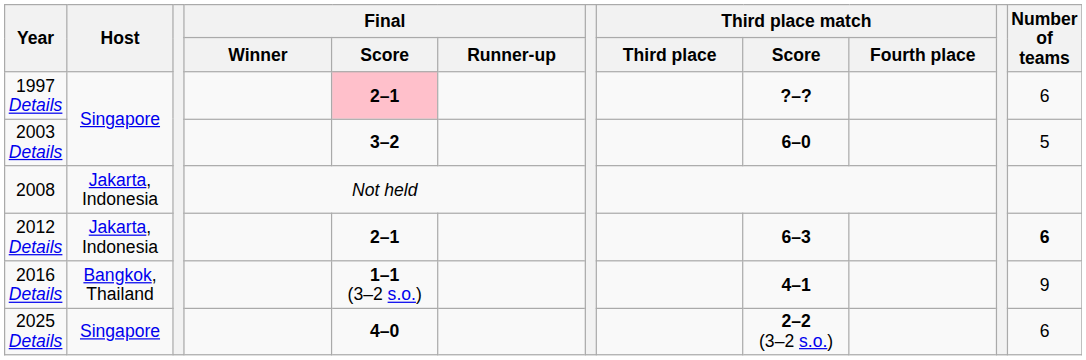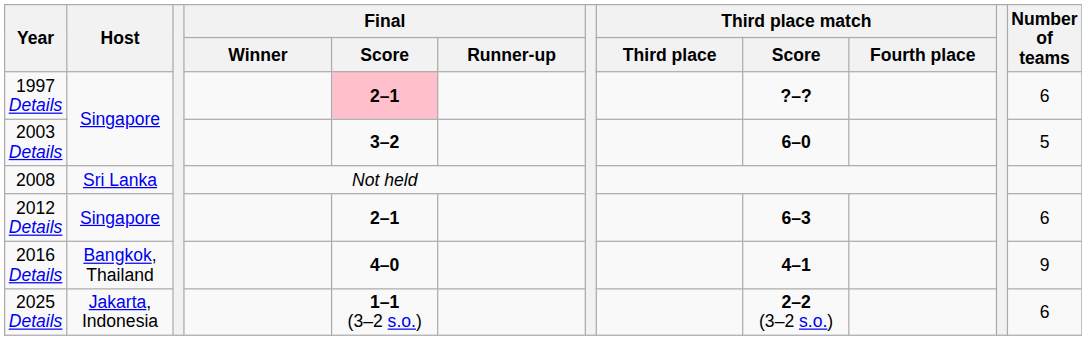(120, 190) Jakarta, Indonesia -> (120, 180) Sri Lanka
(120, 237) Jakarta, Indonesia -> (120, 218) Singapore
(1045, 237) bold -> (1045, 218) normal
(385, 285) 1–1 (3–2 s.o.) -> (385, 265) 4–0
(120, 332) Singapore -> (120, 312) Jakarta, Indonesia
(385, 332) 4–0 -> (385, 312) 1–1 (3–2 s.o.)
